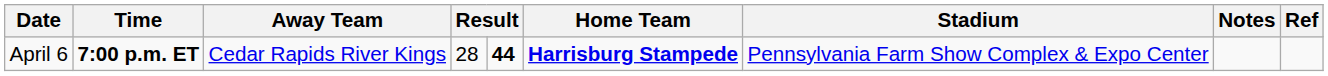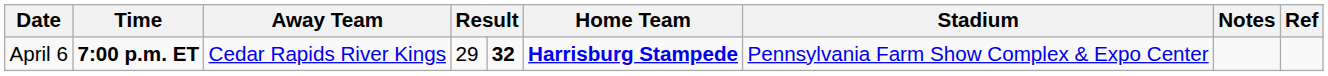(467, 53) 28 -> (467, 53) 29
(503, 53) 44 -> (503, 53) 32
